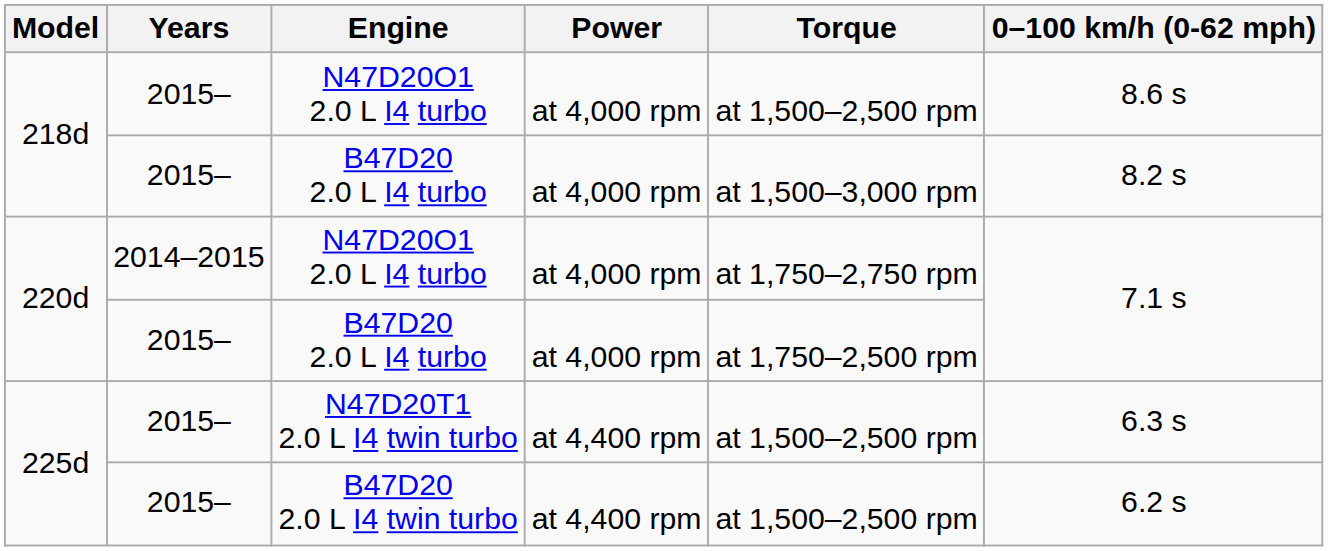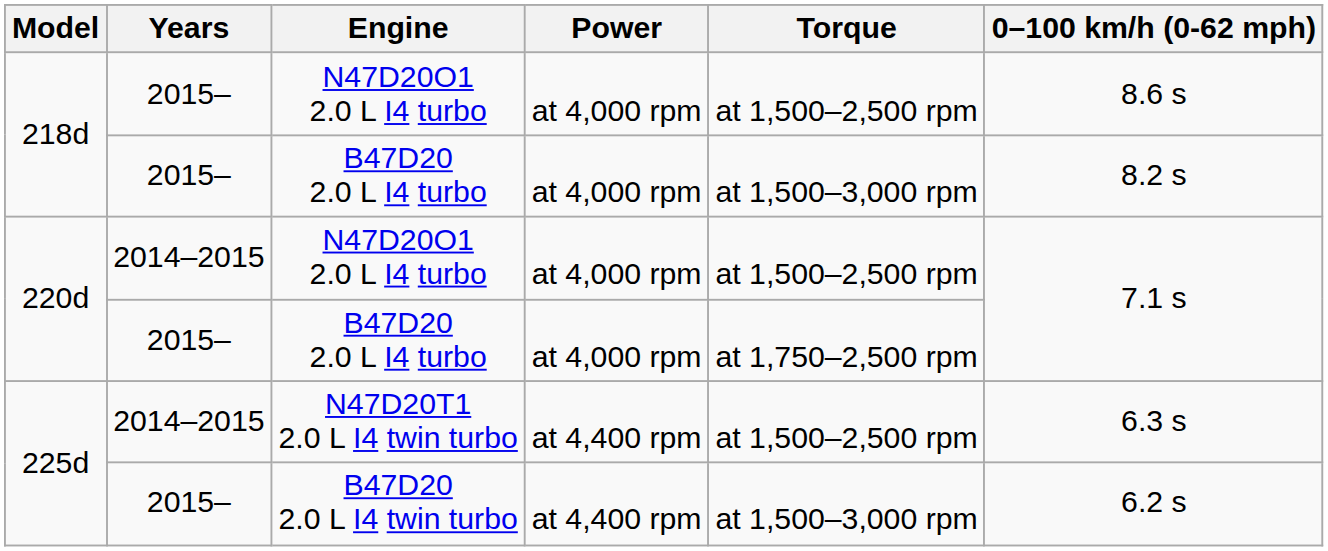(847, 274) at 1,750–2,750 rpm -> (847, 274) at 1,500–2,500 rpm
(189, 421) 2015– -> (189, 421) 2014–2015
(847, 520) at 1,500–2,500 rpm -> (847, 520) at 1,500–3,000 rpm
